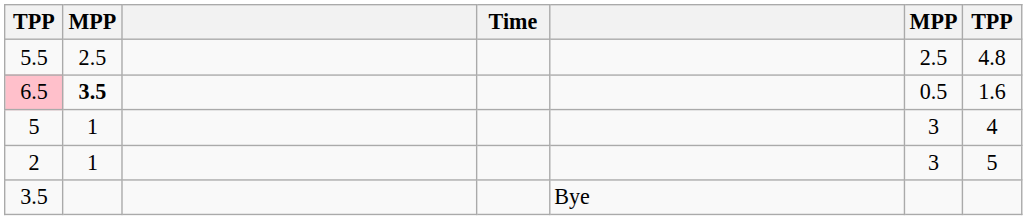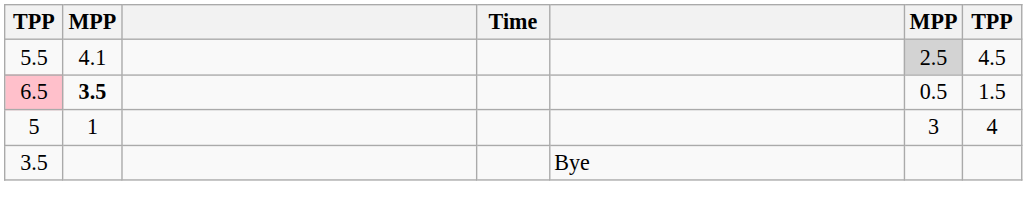(92, 57) 2.5 -> (92, 57) 4.1
(934, 57) no background -> (934, 57) lightgrey background
(992, 57) 4.8 -> (992, 57) 4.5
(992, 92) 1.6 -> (992, 92) 1.5
- row: (34, 162)
